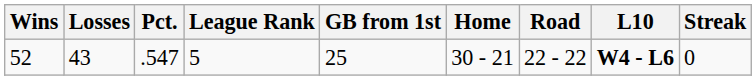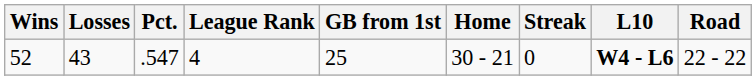columns swapped: (555, 22) <-> (715, 22)
(195, 57) 5 -> (195, 57) 4
